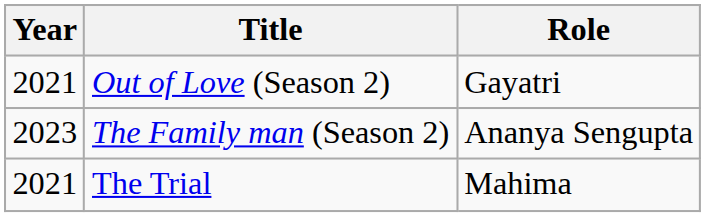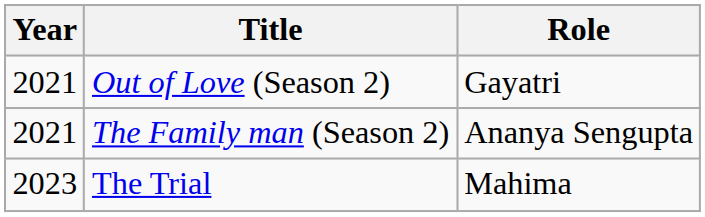(45, 132) 2023 -> (45, 132) 2021
(45, 183) 2021 -> (45, 183) 2023
